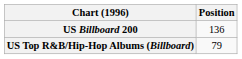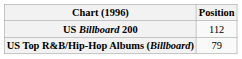(217, 29) 136 -> (217, 29) 112
